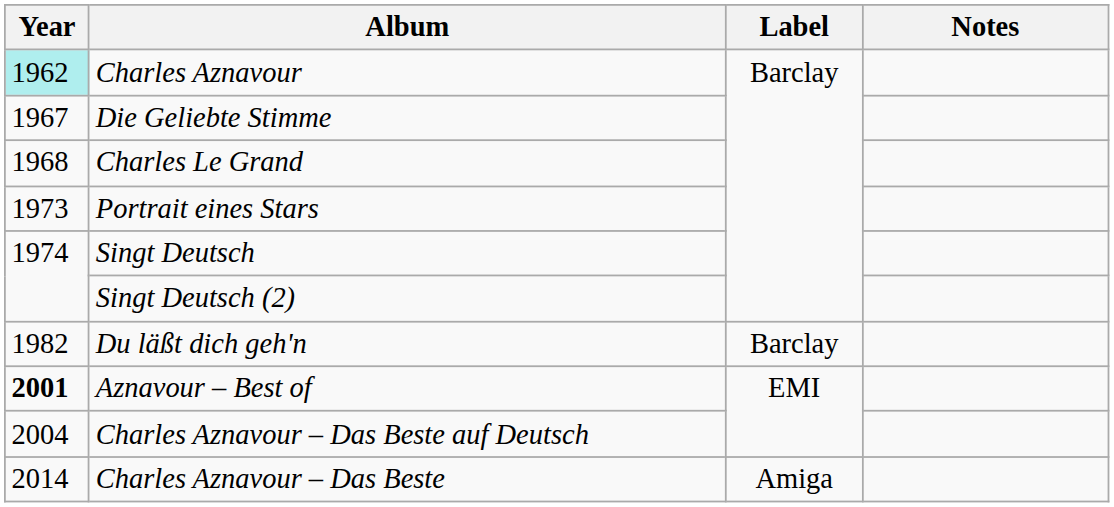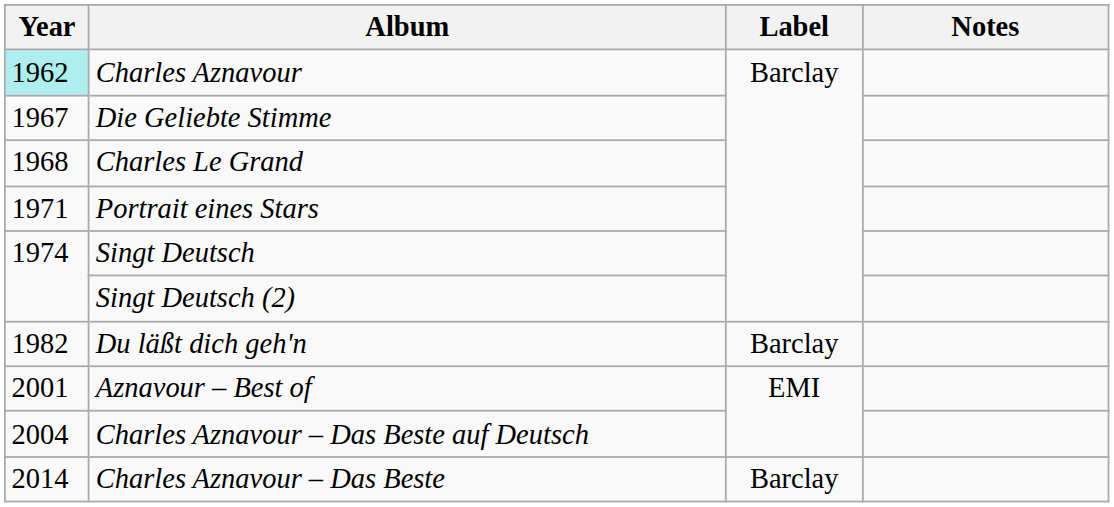(40, 207) 1973 -> (40, 207) 1971
(40, 388) bold -> (40, 388) normal
(794, 478) Amiga -> (794, 478) Barclay
